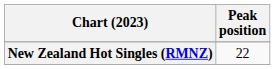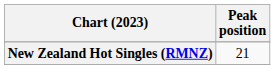(243, 53) 22 -> (243, 53) 21
